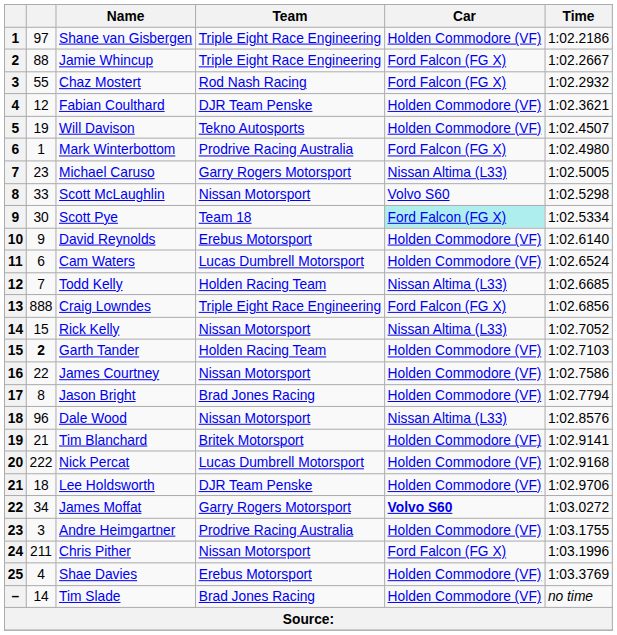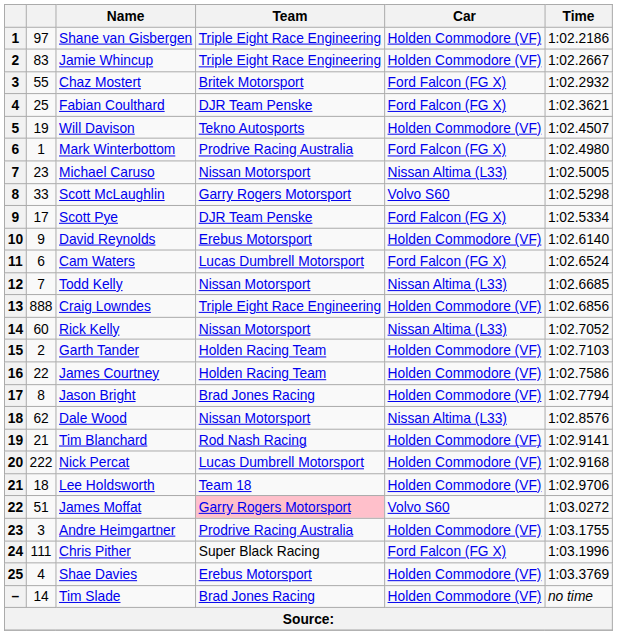(41, 60) 88 -> (41, 60) 83
(447, 60) Ford Falcon (FG X) -> (464, 60) Holden Commodore (VF)
(253, 83) Rod Nash Racing -> (251, 83) Britek Motorsport
(41, 105) 12 -> (41, 105) 25
(464, 105) Holden Commodore (VF) -> (447, 105) Ford Falcon (FG X)
(275, 172) Garry Rogers Motorsport -> (255, 172) Nissan Motorsport
(255, 194) Nissan Motorsport -> (275, 194) Garry Rogers Motorsport
(41, 217) 30 -> (41, 217) 17
(225, 217) Team 18 -> (256, 217) DJR Team Penske
(447, 217) paleturquoise background -> (447, 217) no background
(464, 261) Holden Commodore (VF) -> (447, 261) Ford Falcon (FG X)
(262, 284) Holden Racing Team -> (255, 284) Nissan Motorsport
(447, 306) Ford Falcon (FG X) -> (464, 306) Holden Commodore (VF)
(41, 328) 15 -> (41, 328) 60
(41, 351) bold -> (41, 351) normal
(255, 373) Nissan Motorsport -> (262, 373) Holden Racing Team
(41, 418) 96 -> (41, 418) 62
(251, 440) Britek Motorsport -> (253, 440) Rod Nash Racing
(256, 485) DJR Team Penske -> (225, 485) Team 18
(41, 507) 34 -> (41, 507) 51
(275, 507) no background -> (275, 507) pink background
(420, 507) bold -> (419, 507) normal
(41, 552) 211 -> (41, 552) 111
(255, 552) Nissan Motorsport -> (259, 552) Super Black Racing
